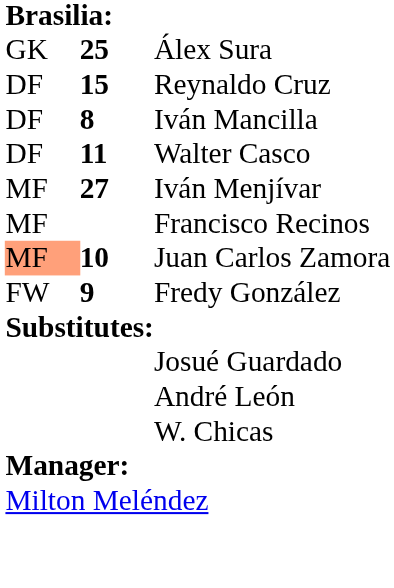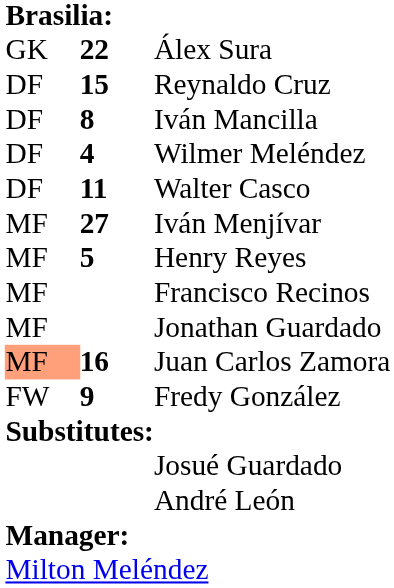(94, 49) 25 -> (94, 49) 22
+ row: (260, 153)
+ row: (230, 257)
+ row: (268, 326)
(94, 257) 10 -> (94, 361) 16
- row: (214, 430)
